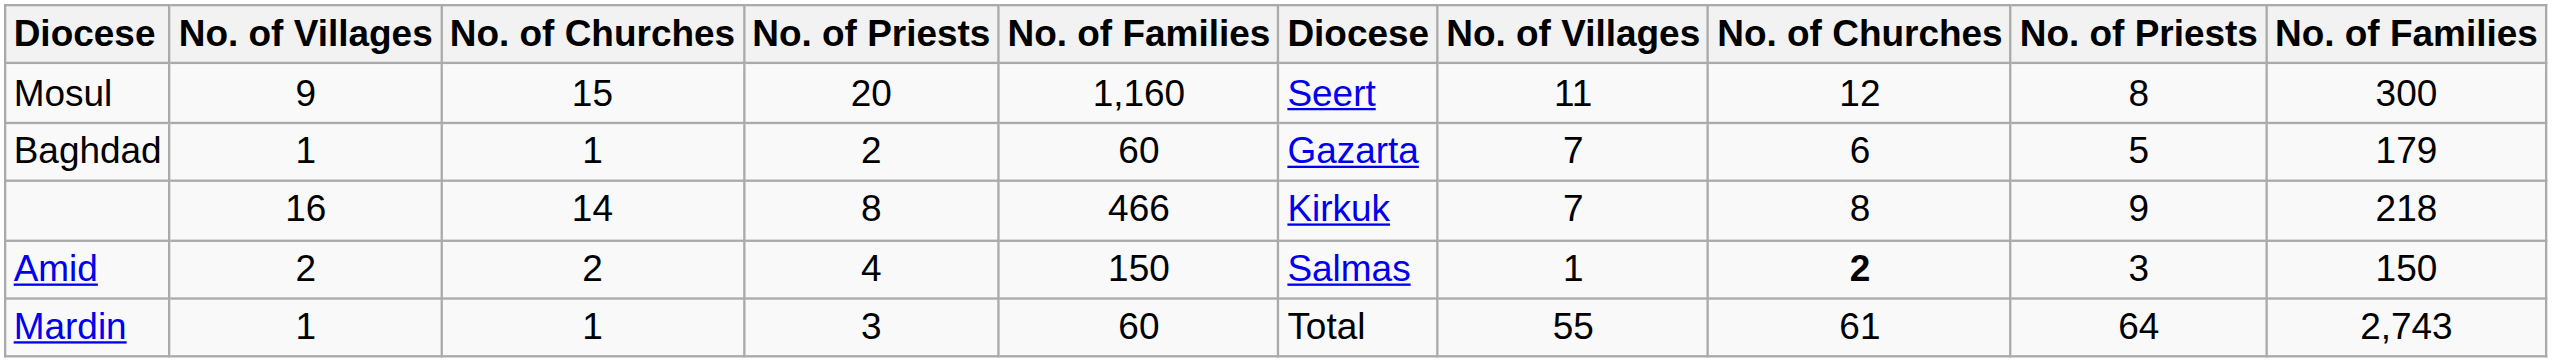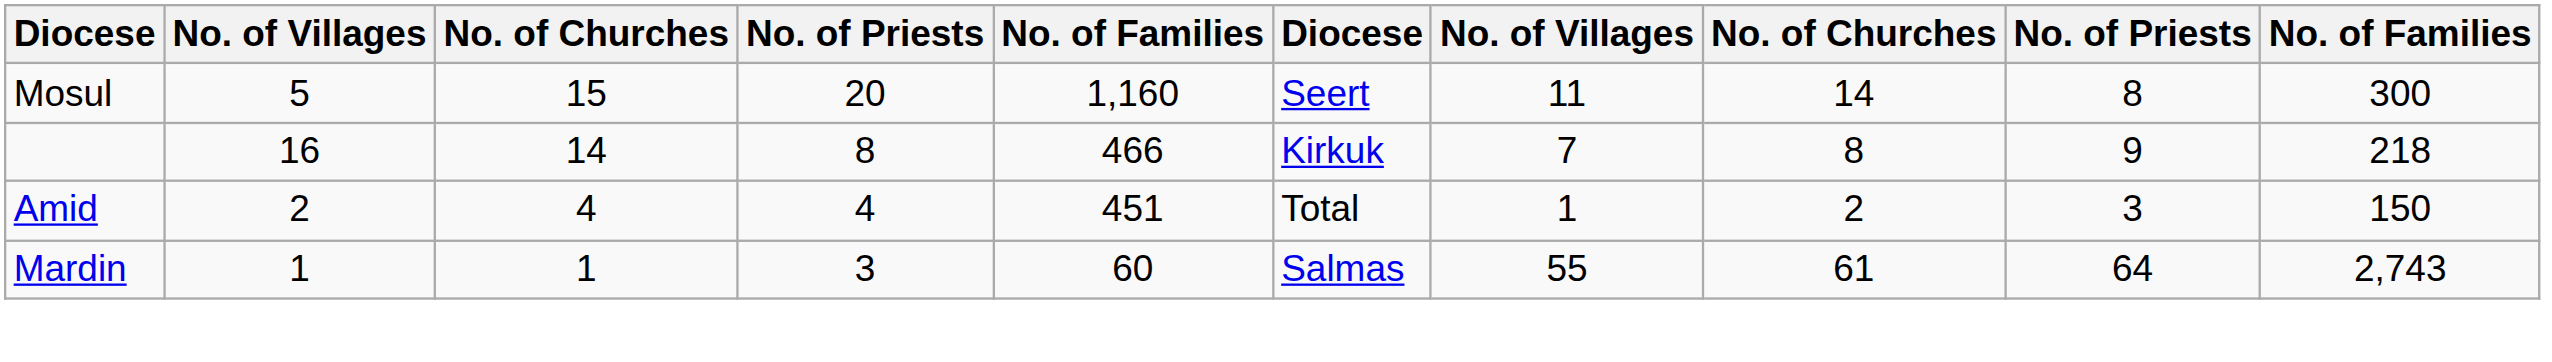(306, 92) 9 -> (299, 92) 5
(1860, 92) 12 -> (1854, 92) 14
- row: (88, 151)
(592, 268) 2 -> (586, 209) 4
(1139, 268) 150 -> (1133, 209) 451
(1349, 268) Salmas -> (1320, 209) Total
(1860, 268) bold -> (1854, 209) normal
(1326, 326) Total -> (1343, 268) Salmas
